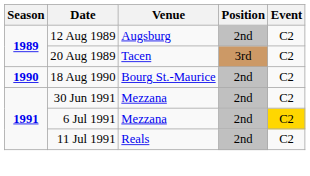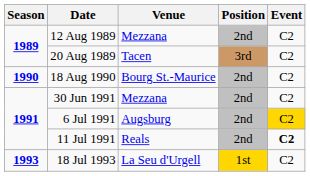(146, 35) Augsburg -> (144, 35) Mezzana
(144, 119) Mezzana -> (146, 119) Augsburg
(287, 139) normal -> (287, 139) bold
+ row: (86, 160)
